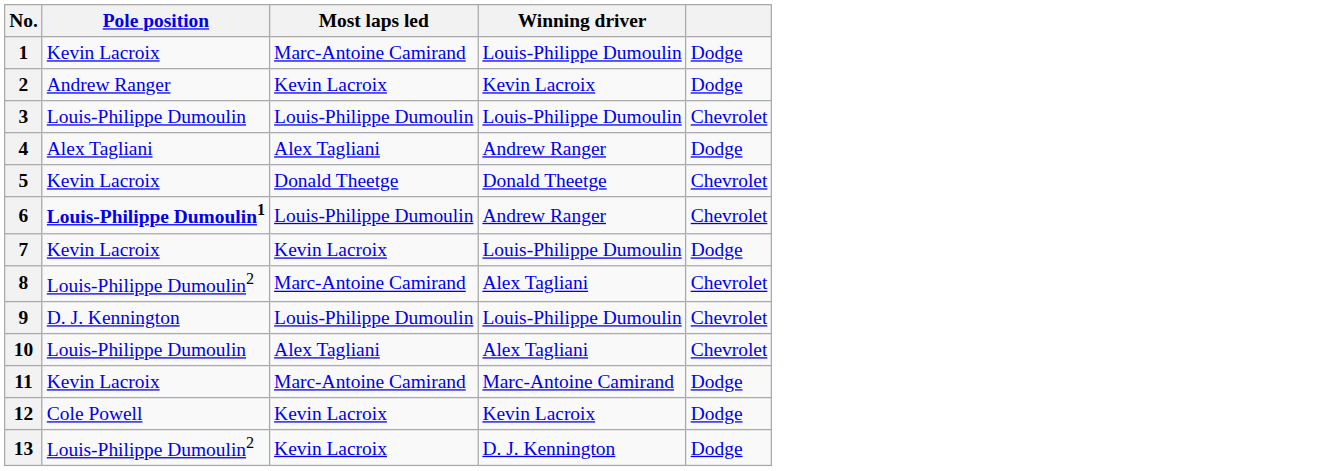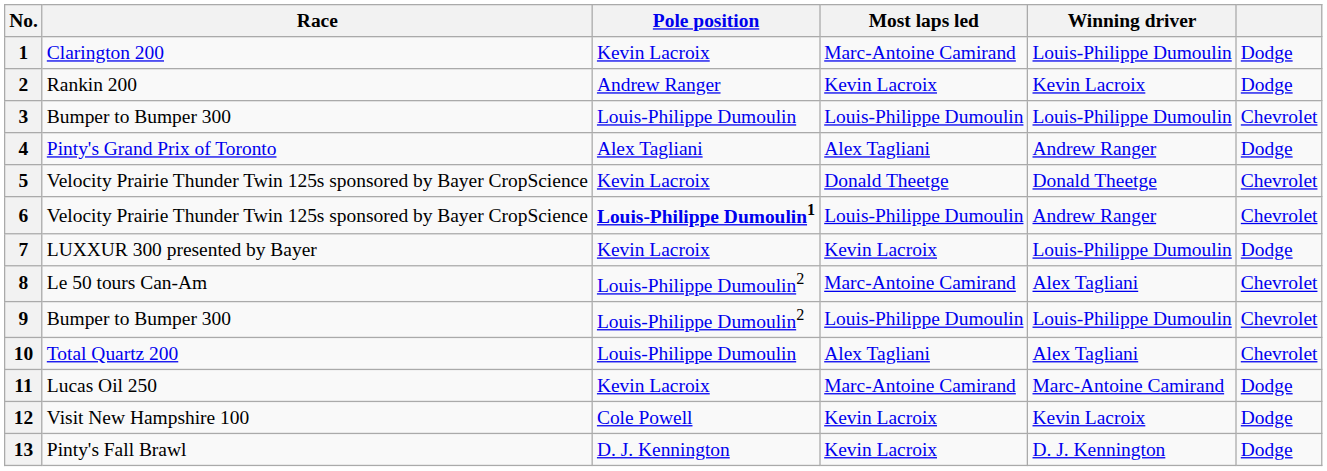+ column: (317, 20)
(113, 317) D. J. Kennington -> (701, 319) Louis-Philippe Dumoulin2
(150, 447) Louis-Philippe Dumoulin2 -> (663, 449) D. J. Kennington
